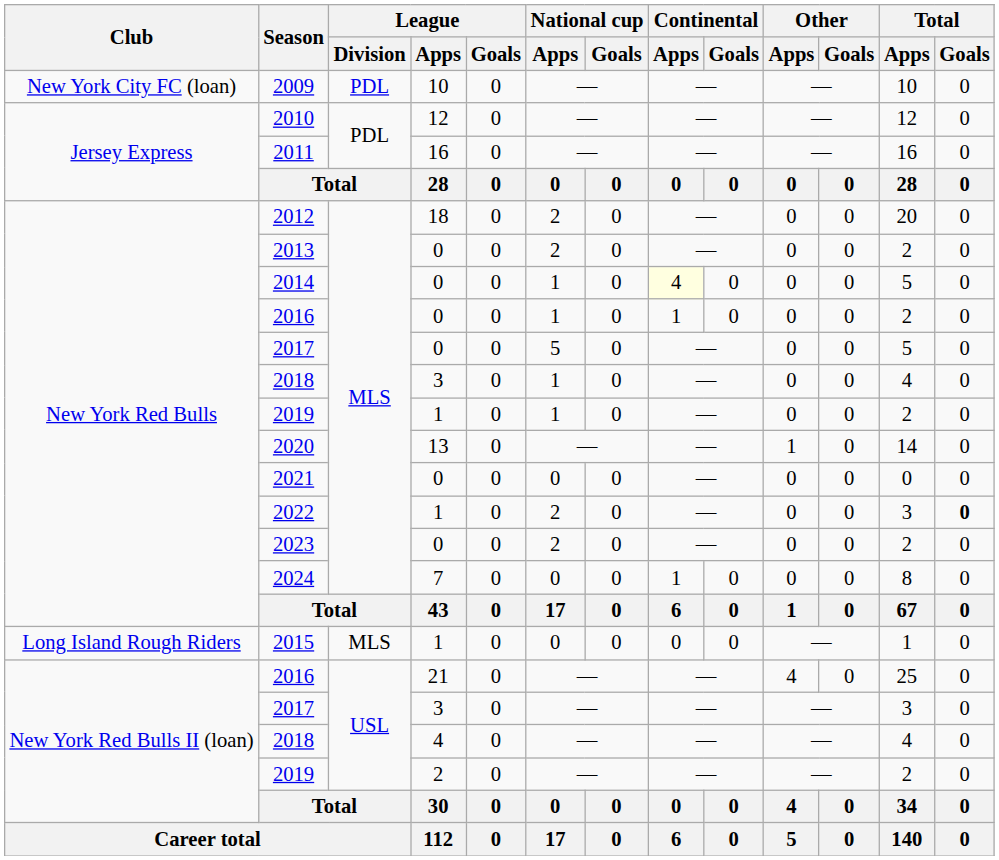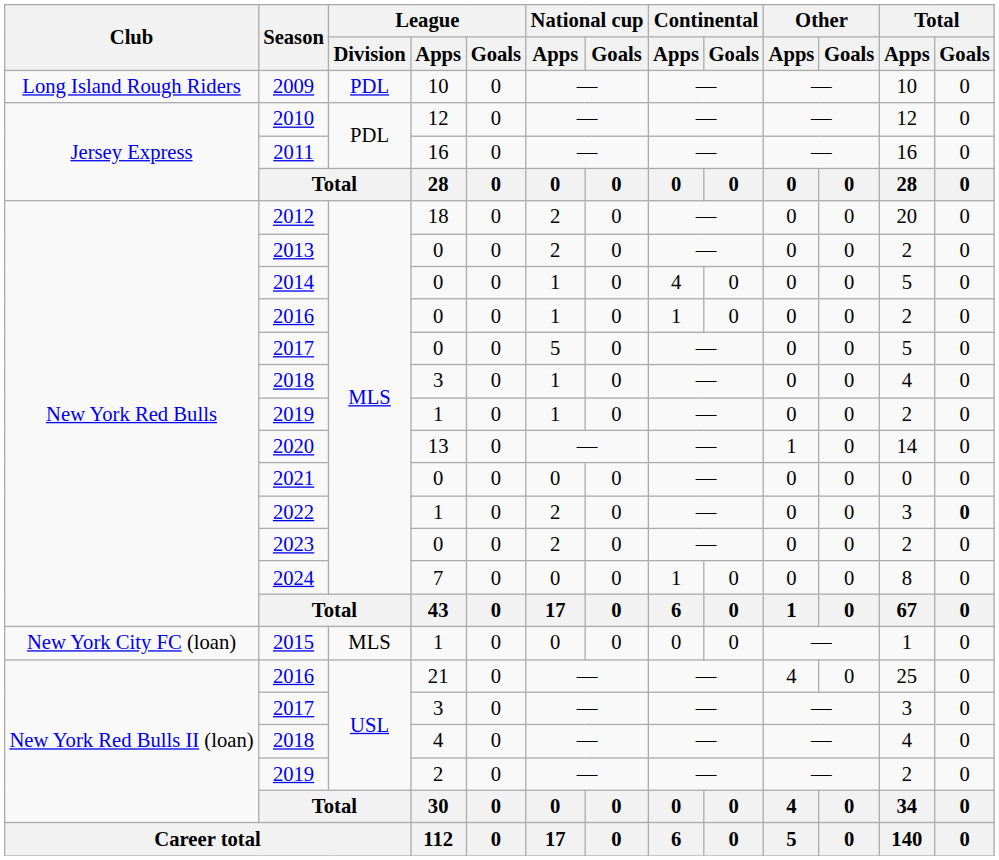(132, 86) New York City FC (loan) -> (132, 86) Long Island Rough Riders
(676, 282) lightyellow background -> (676, 282) no background
(132, 642) Long Island Rough Riders -> (132, 642) New York City FC (loan)
